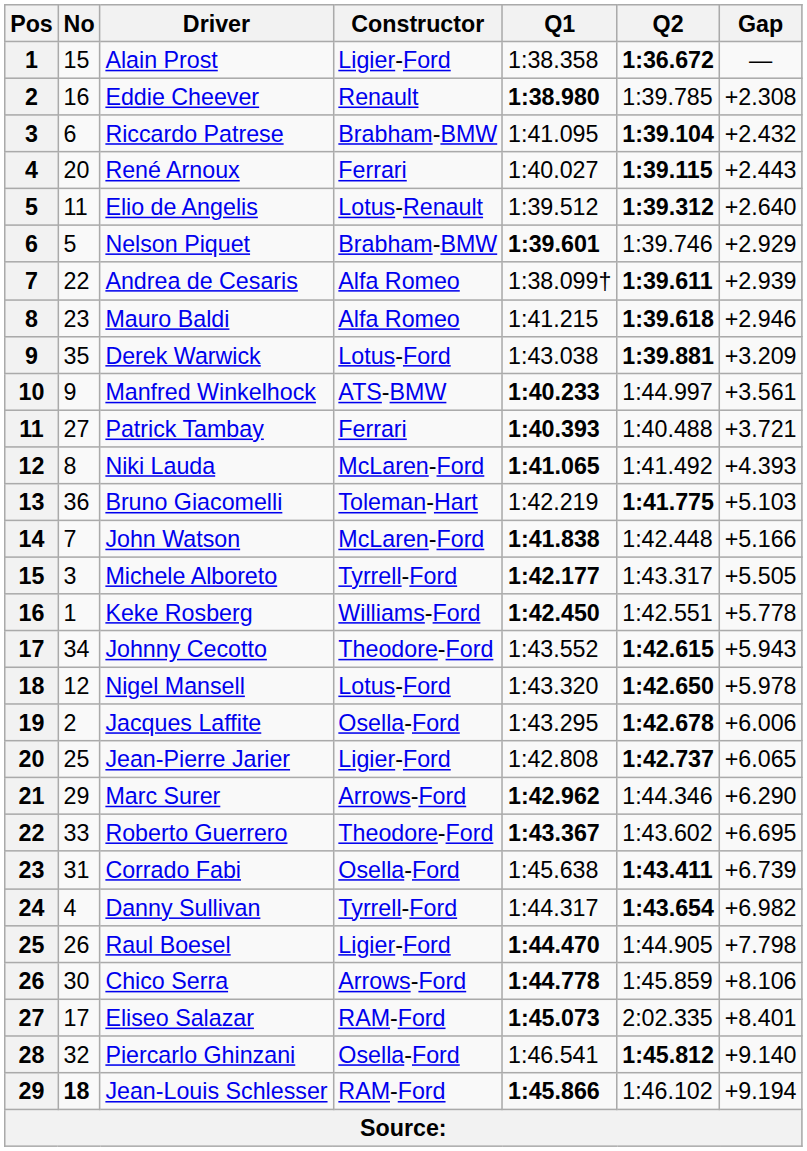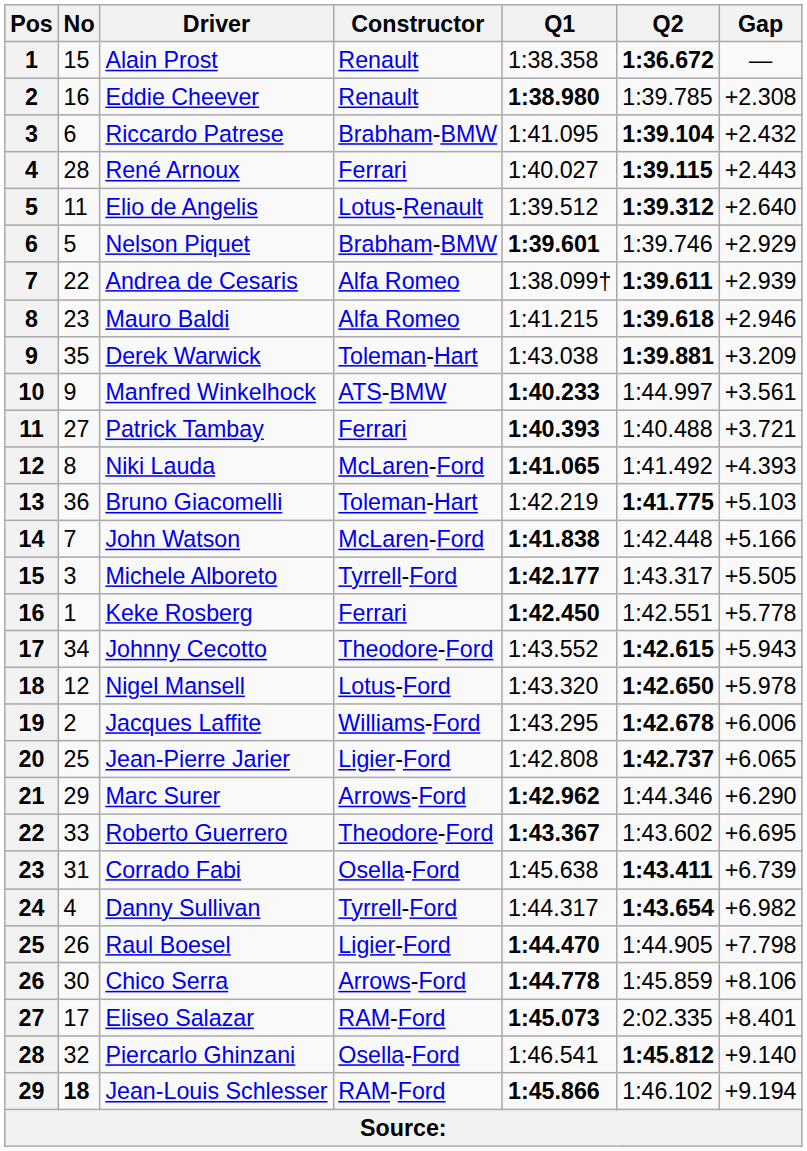(395, 60) Ligier-Ford -> (378, 60) Renault
(77, 171) 20 -> (77, 171) 28
(395, 355) Lotus-Ford -> (408, 355) Toleman-Hart
(409, 612) Williams-Ford -> (373, 612) Ferrari
(399, 723) Osella-Ford -> (409, 723) Williams-Ford
